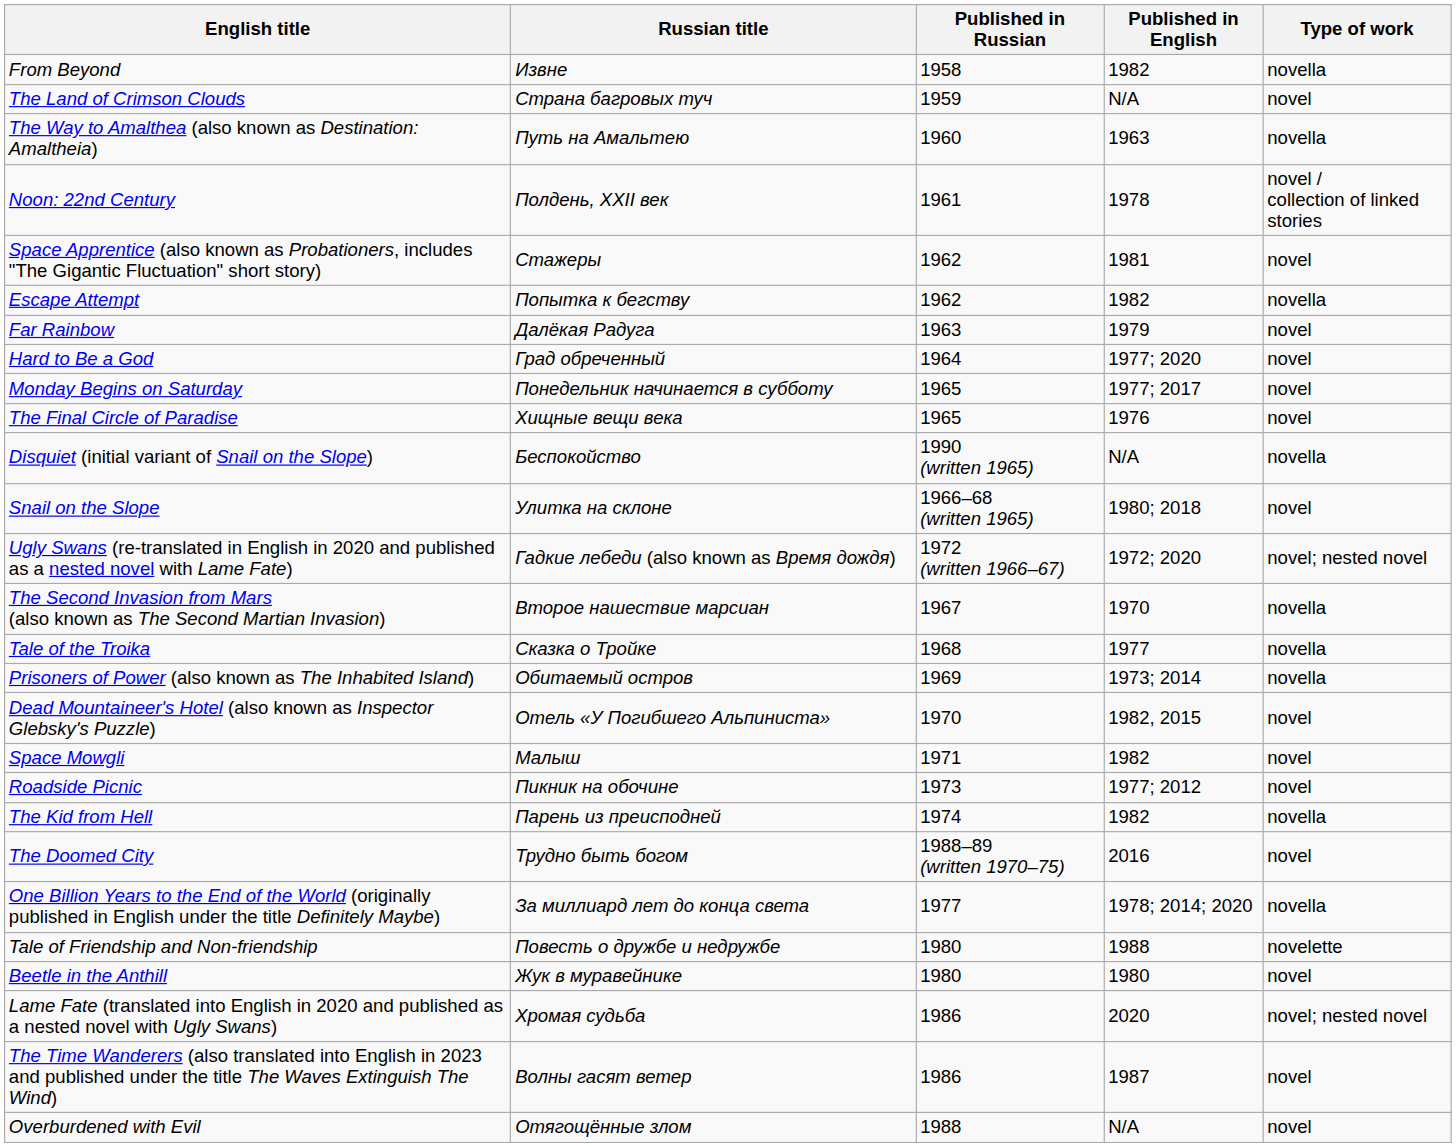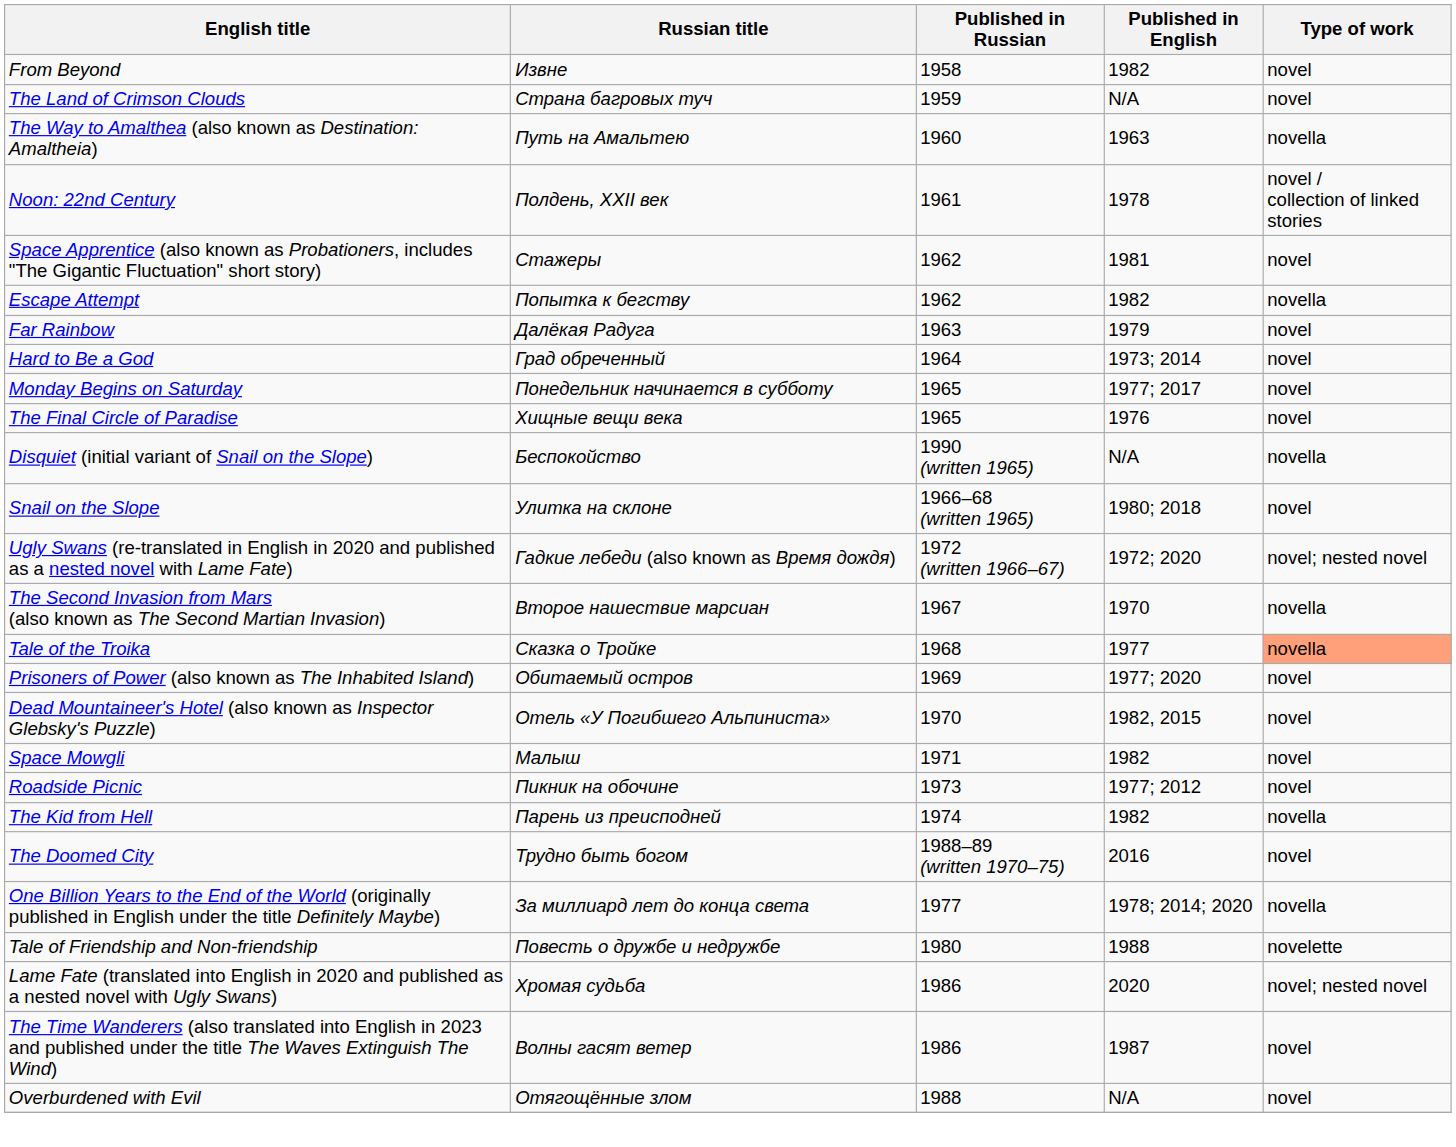(1297, 69) novella -> (1289, 69) novel
(1155, 359) 1977; 2020 -> (1155, 359) 1973; 2014
(1297, 648) no background -> (1297, 648) lightsalmon background
(1155, 678) 1973; 2014 -> (1155, 678) 1977; 2020
(1297, 678) novella -> (1289, 678) novel
- row: (88, 976)
